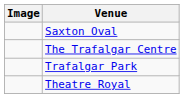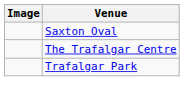- row: (88, 85)
